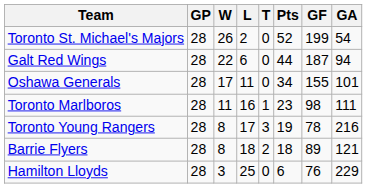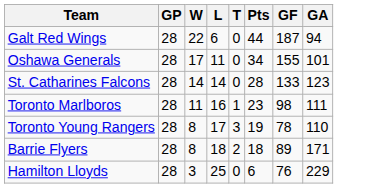- row: (96, 37)
+ row: (79, 82)
(347, 127) 216 -> (317, 127) 110
(347, 149) 121 -> (318, 149) 171
